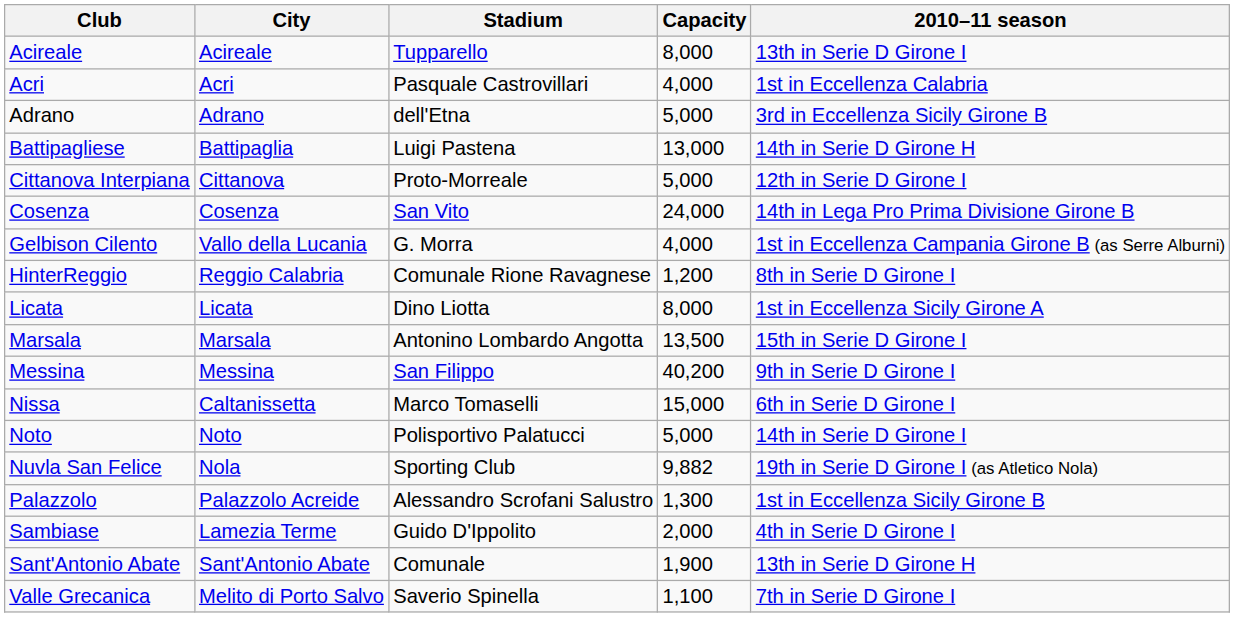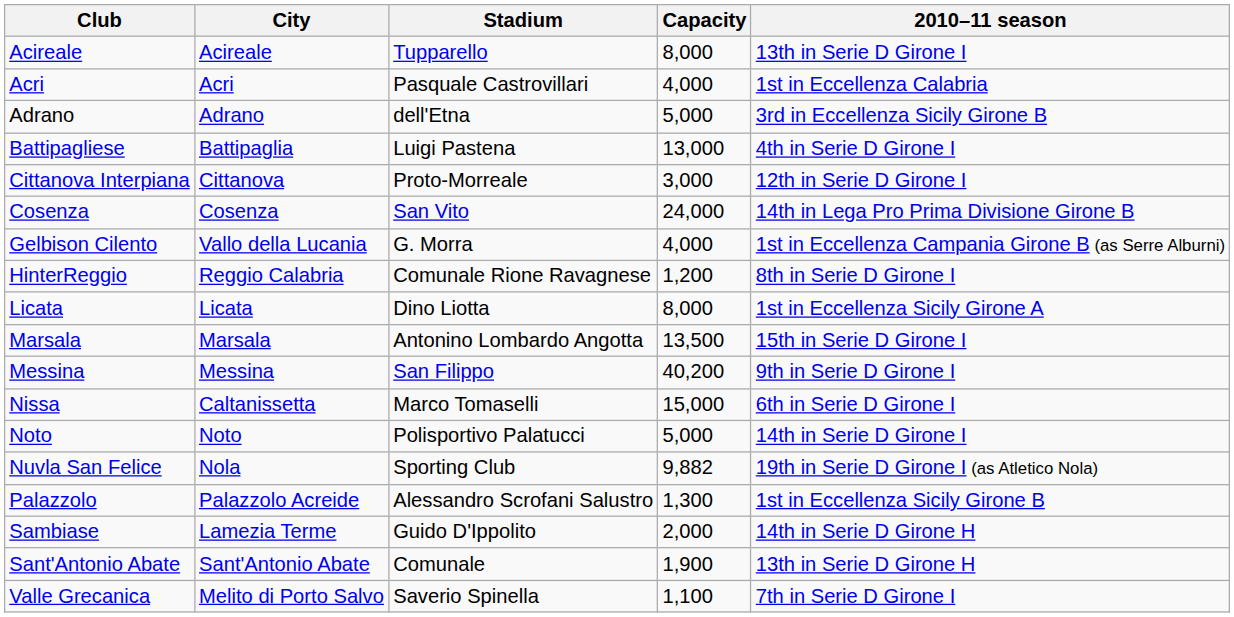(866, 148) 14th in Serie D Girone H -> (856, 148) 4th in Serie D Girone I
(688, 180) 5,000 -> (688, 180) 3,000
(856, 532) 4th in Serie D Girone I -> (866, 532) 14th in Serie D Girone H
